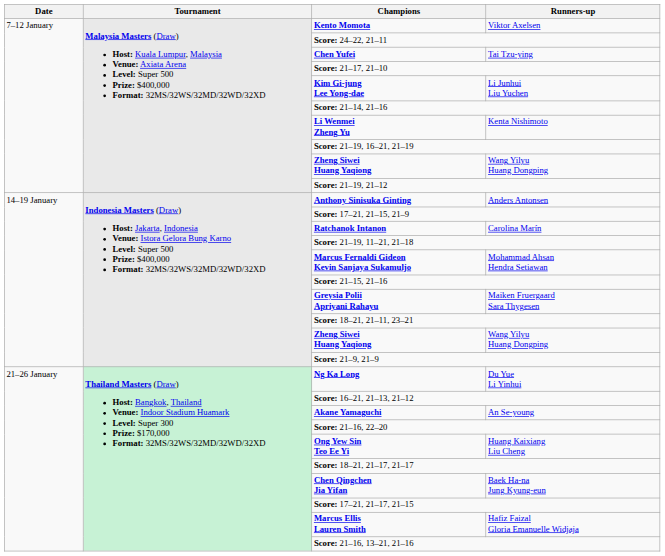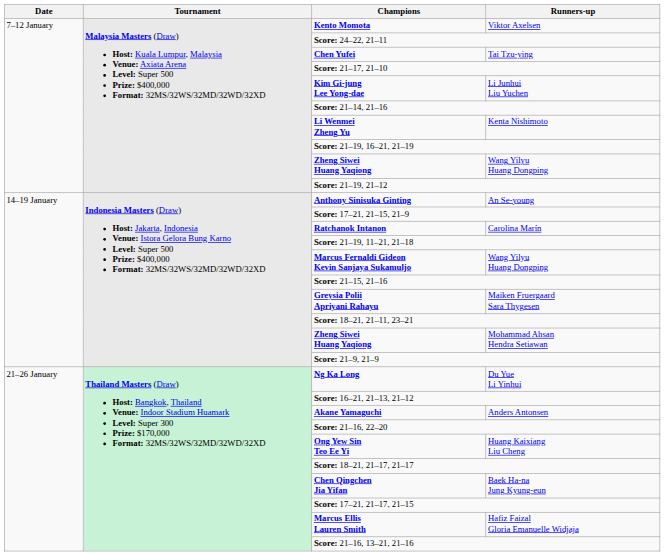(518, 199) Anders Antonsen -> (511, 199) An Se-young
(521, 262) Mohammad Ahsan Hendra Setiawan -> (518, 262) Wang Yilyu Huang Dongping
(518, 340) Wang Yilyu Huang Dongping -> (521, 340) Mohammad Ahsan Hendra Setiawan
(511, 412) An Se-young -> (518, 412) Anders Antonsen
